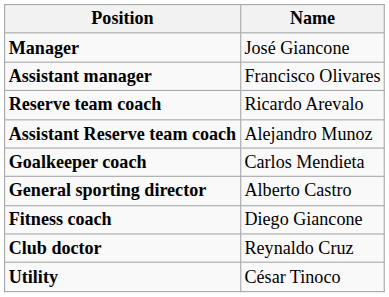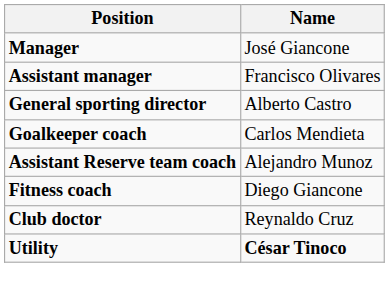- row: (85, 104)
rows swapped: (122, 133) <-> (107, 190)
(292, 276) normal -> (295, 248) bold
